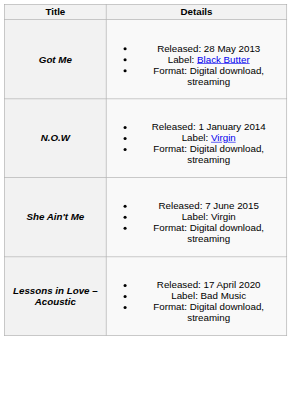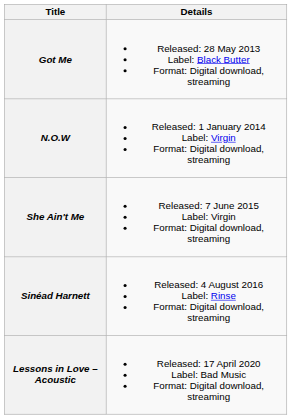+ row: (55, 296)
